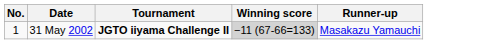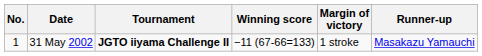+ column: (344, 19)
(274, 31) lightgrey background -> (274, 43) no background
